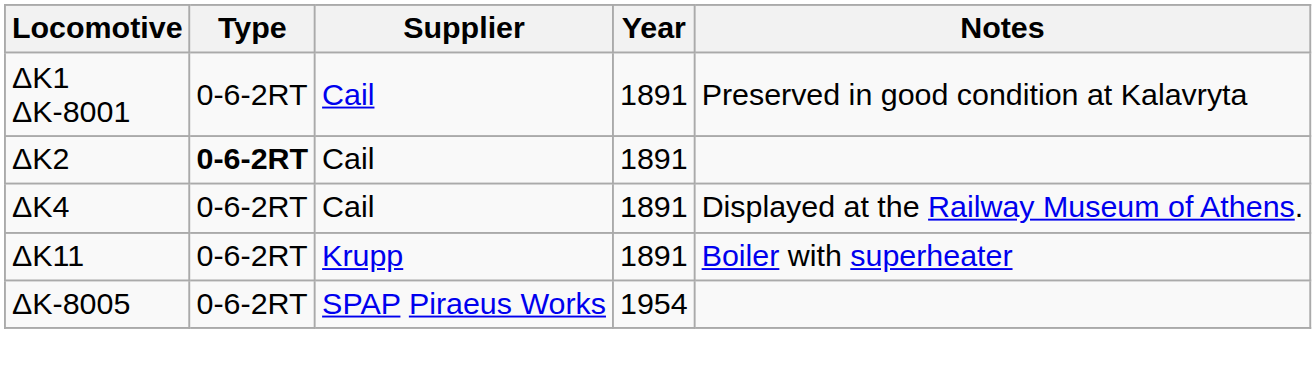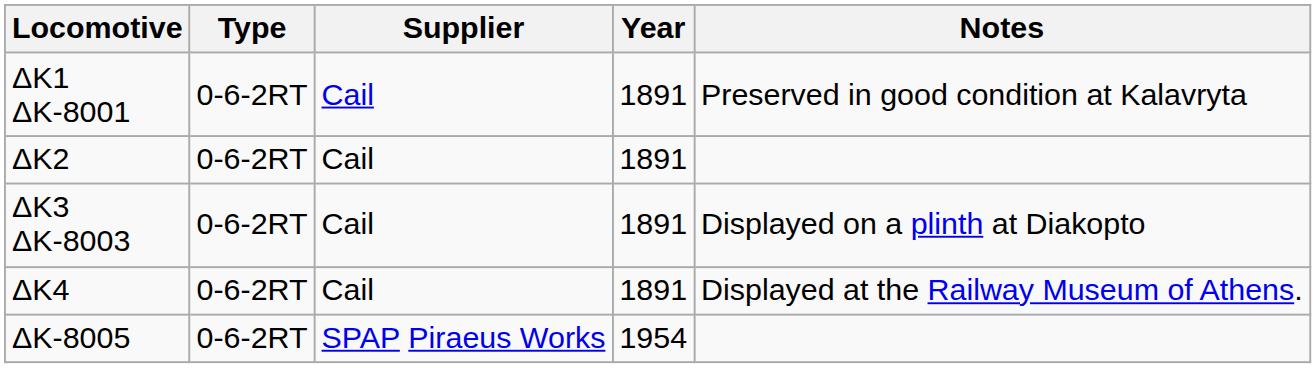(252, 159) bold -> (252, 159) normal
+ row: (71, 224)
- row: (48, 255)
